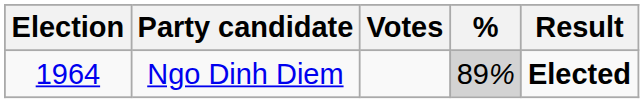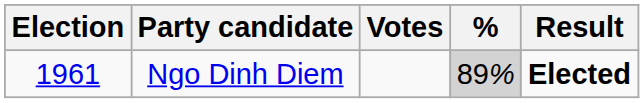(68, 73) 1964 -> (68, 73) 1961
